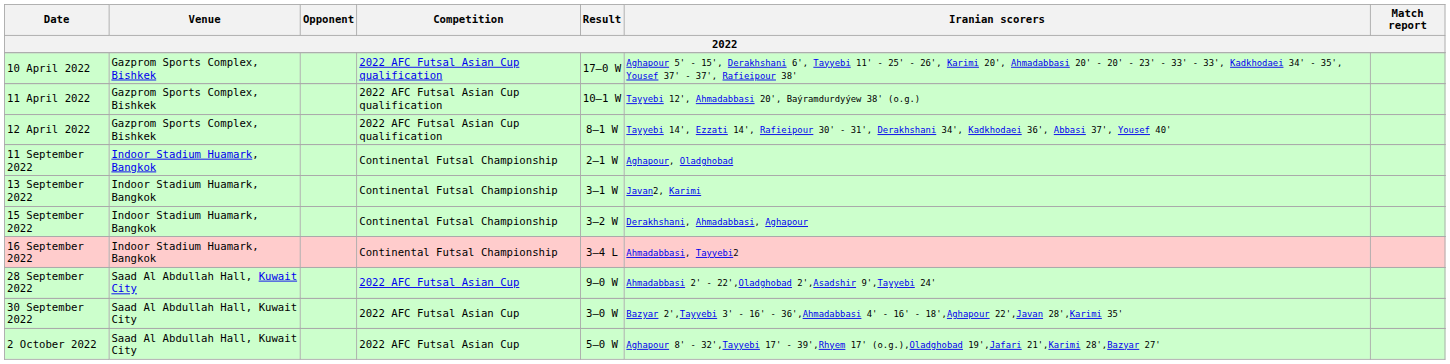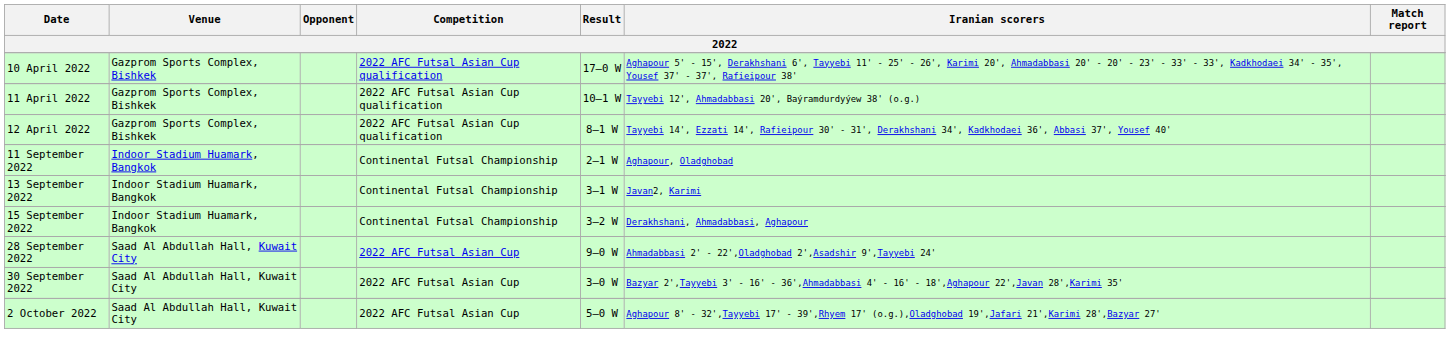- row: (45, 252)
